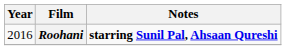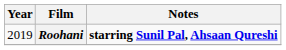(20, 34) 2016 -> (20, 34) 2019
